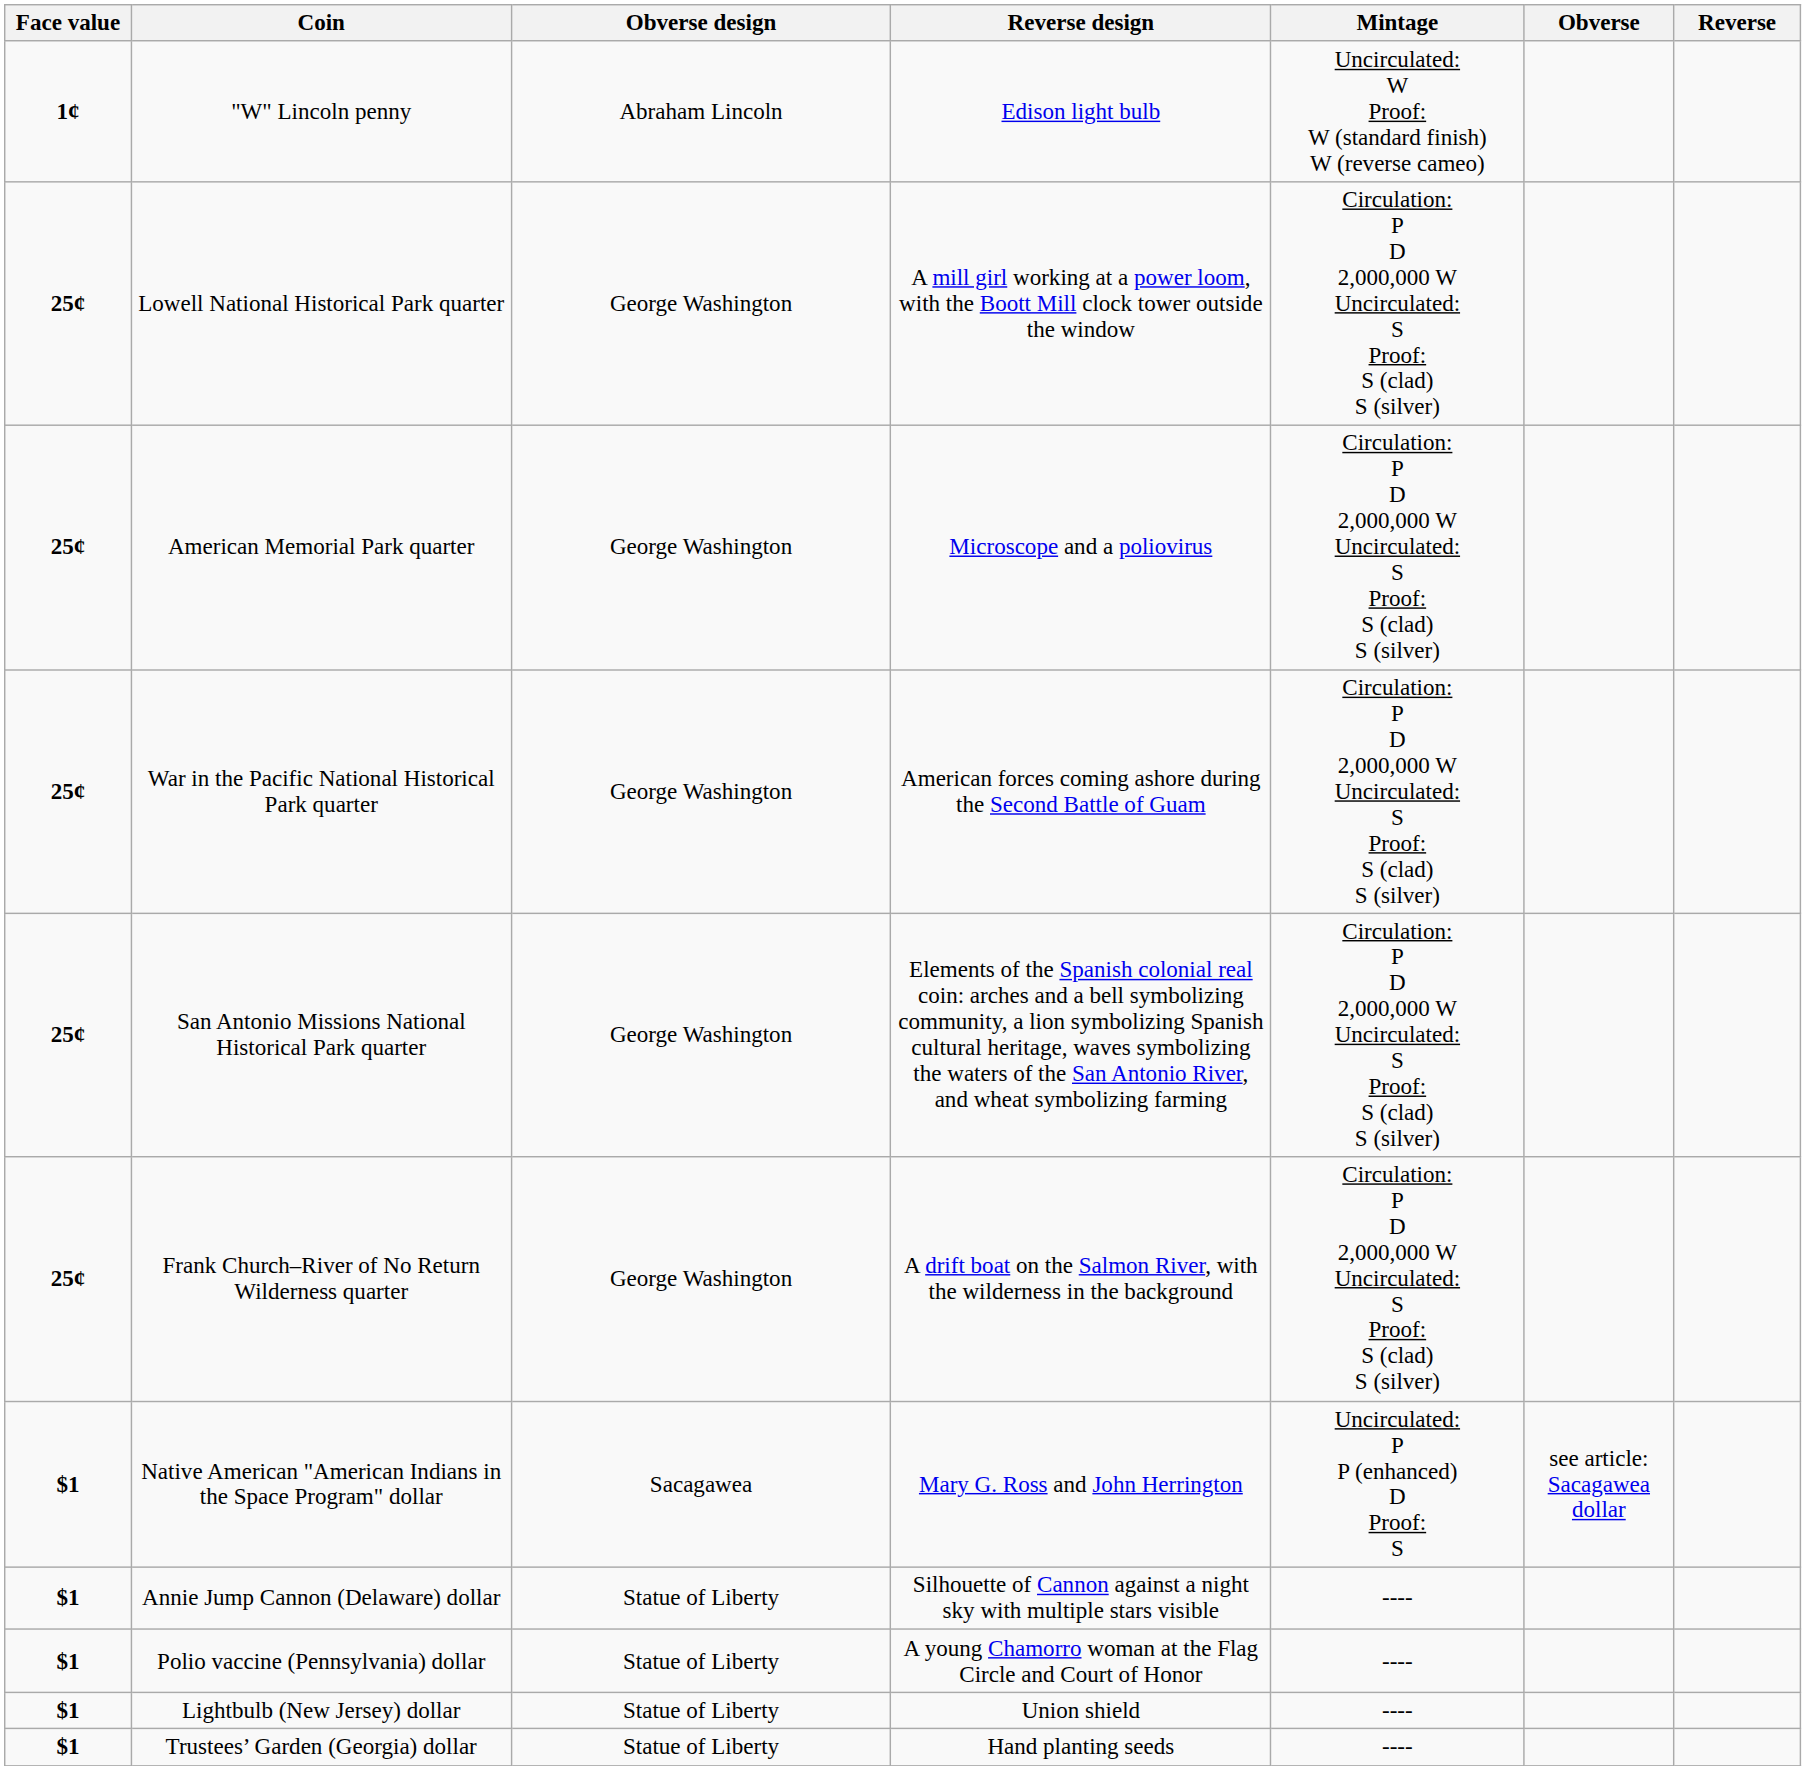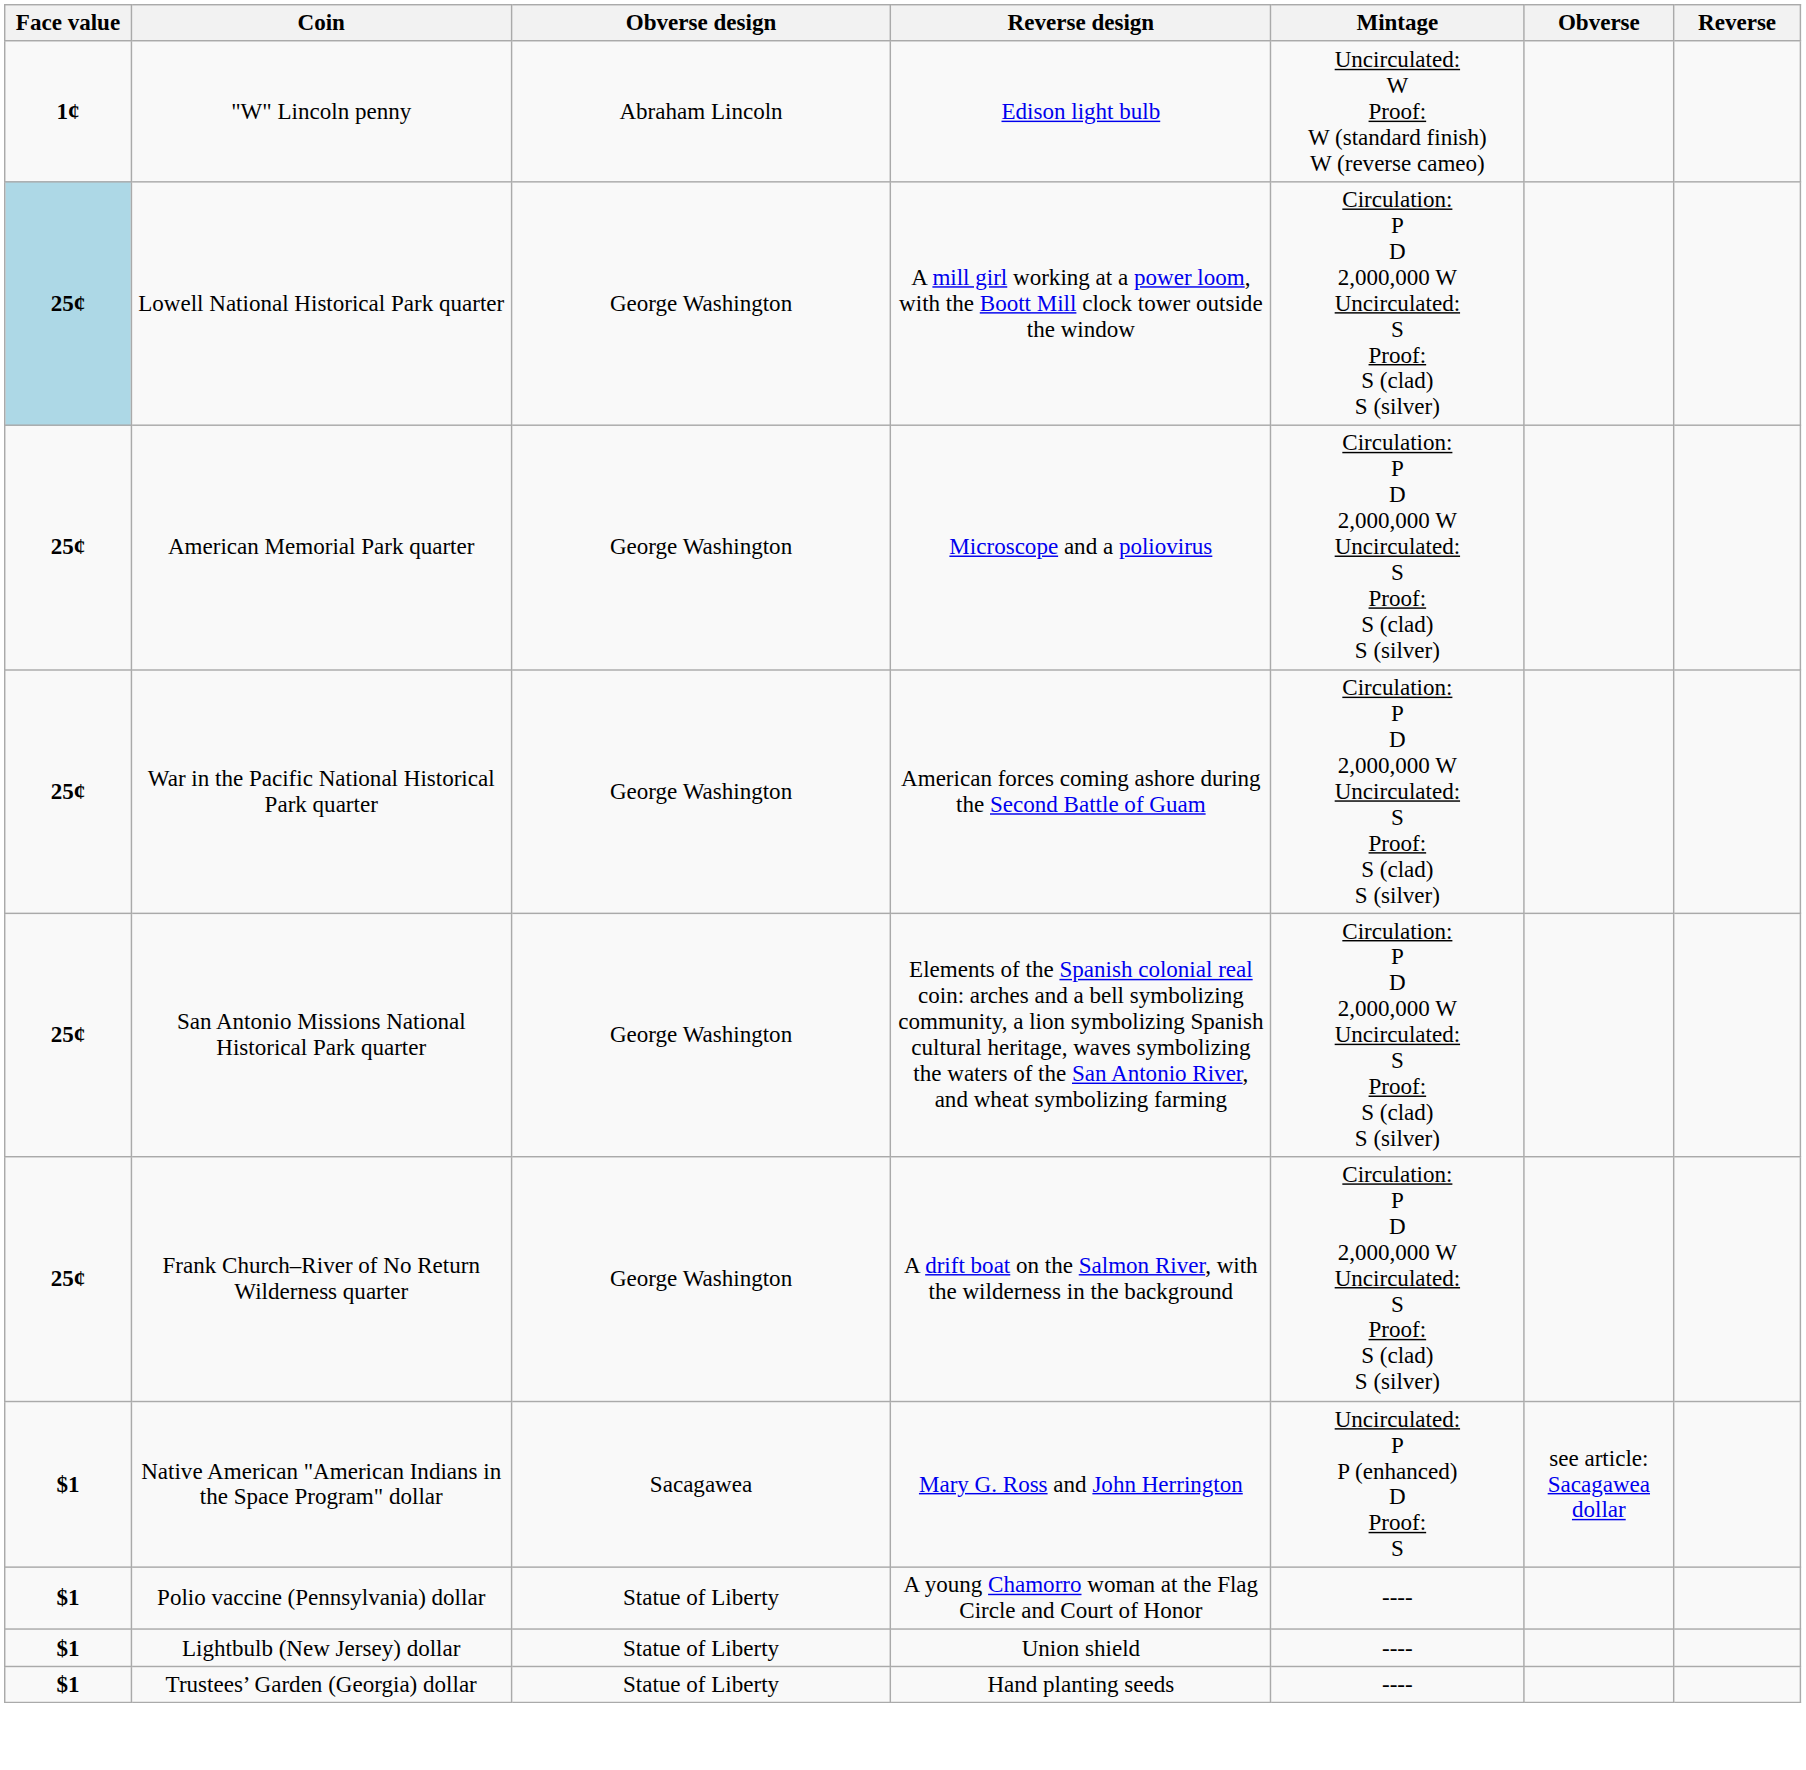(68, 303) no background -> (68, 303) lightblue background
- row: (321, 1598)
